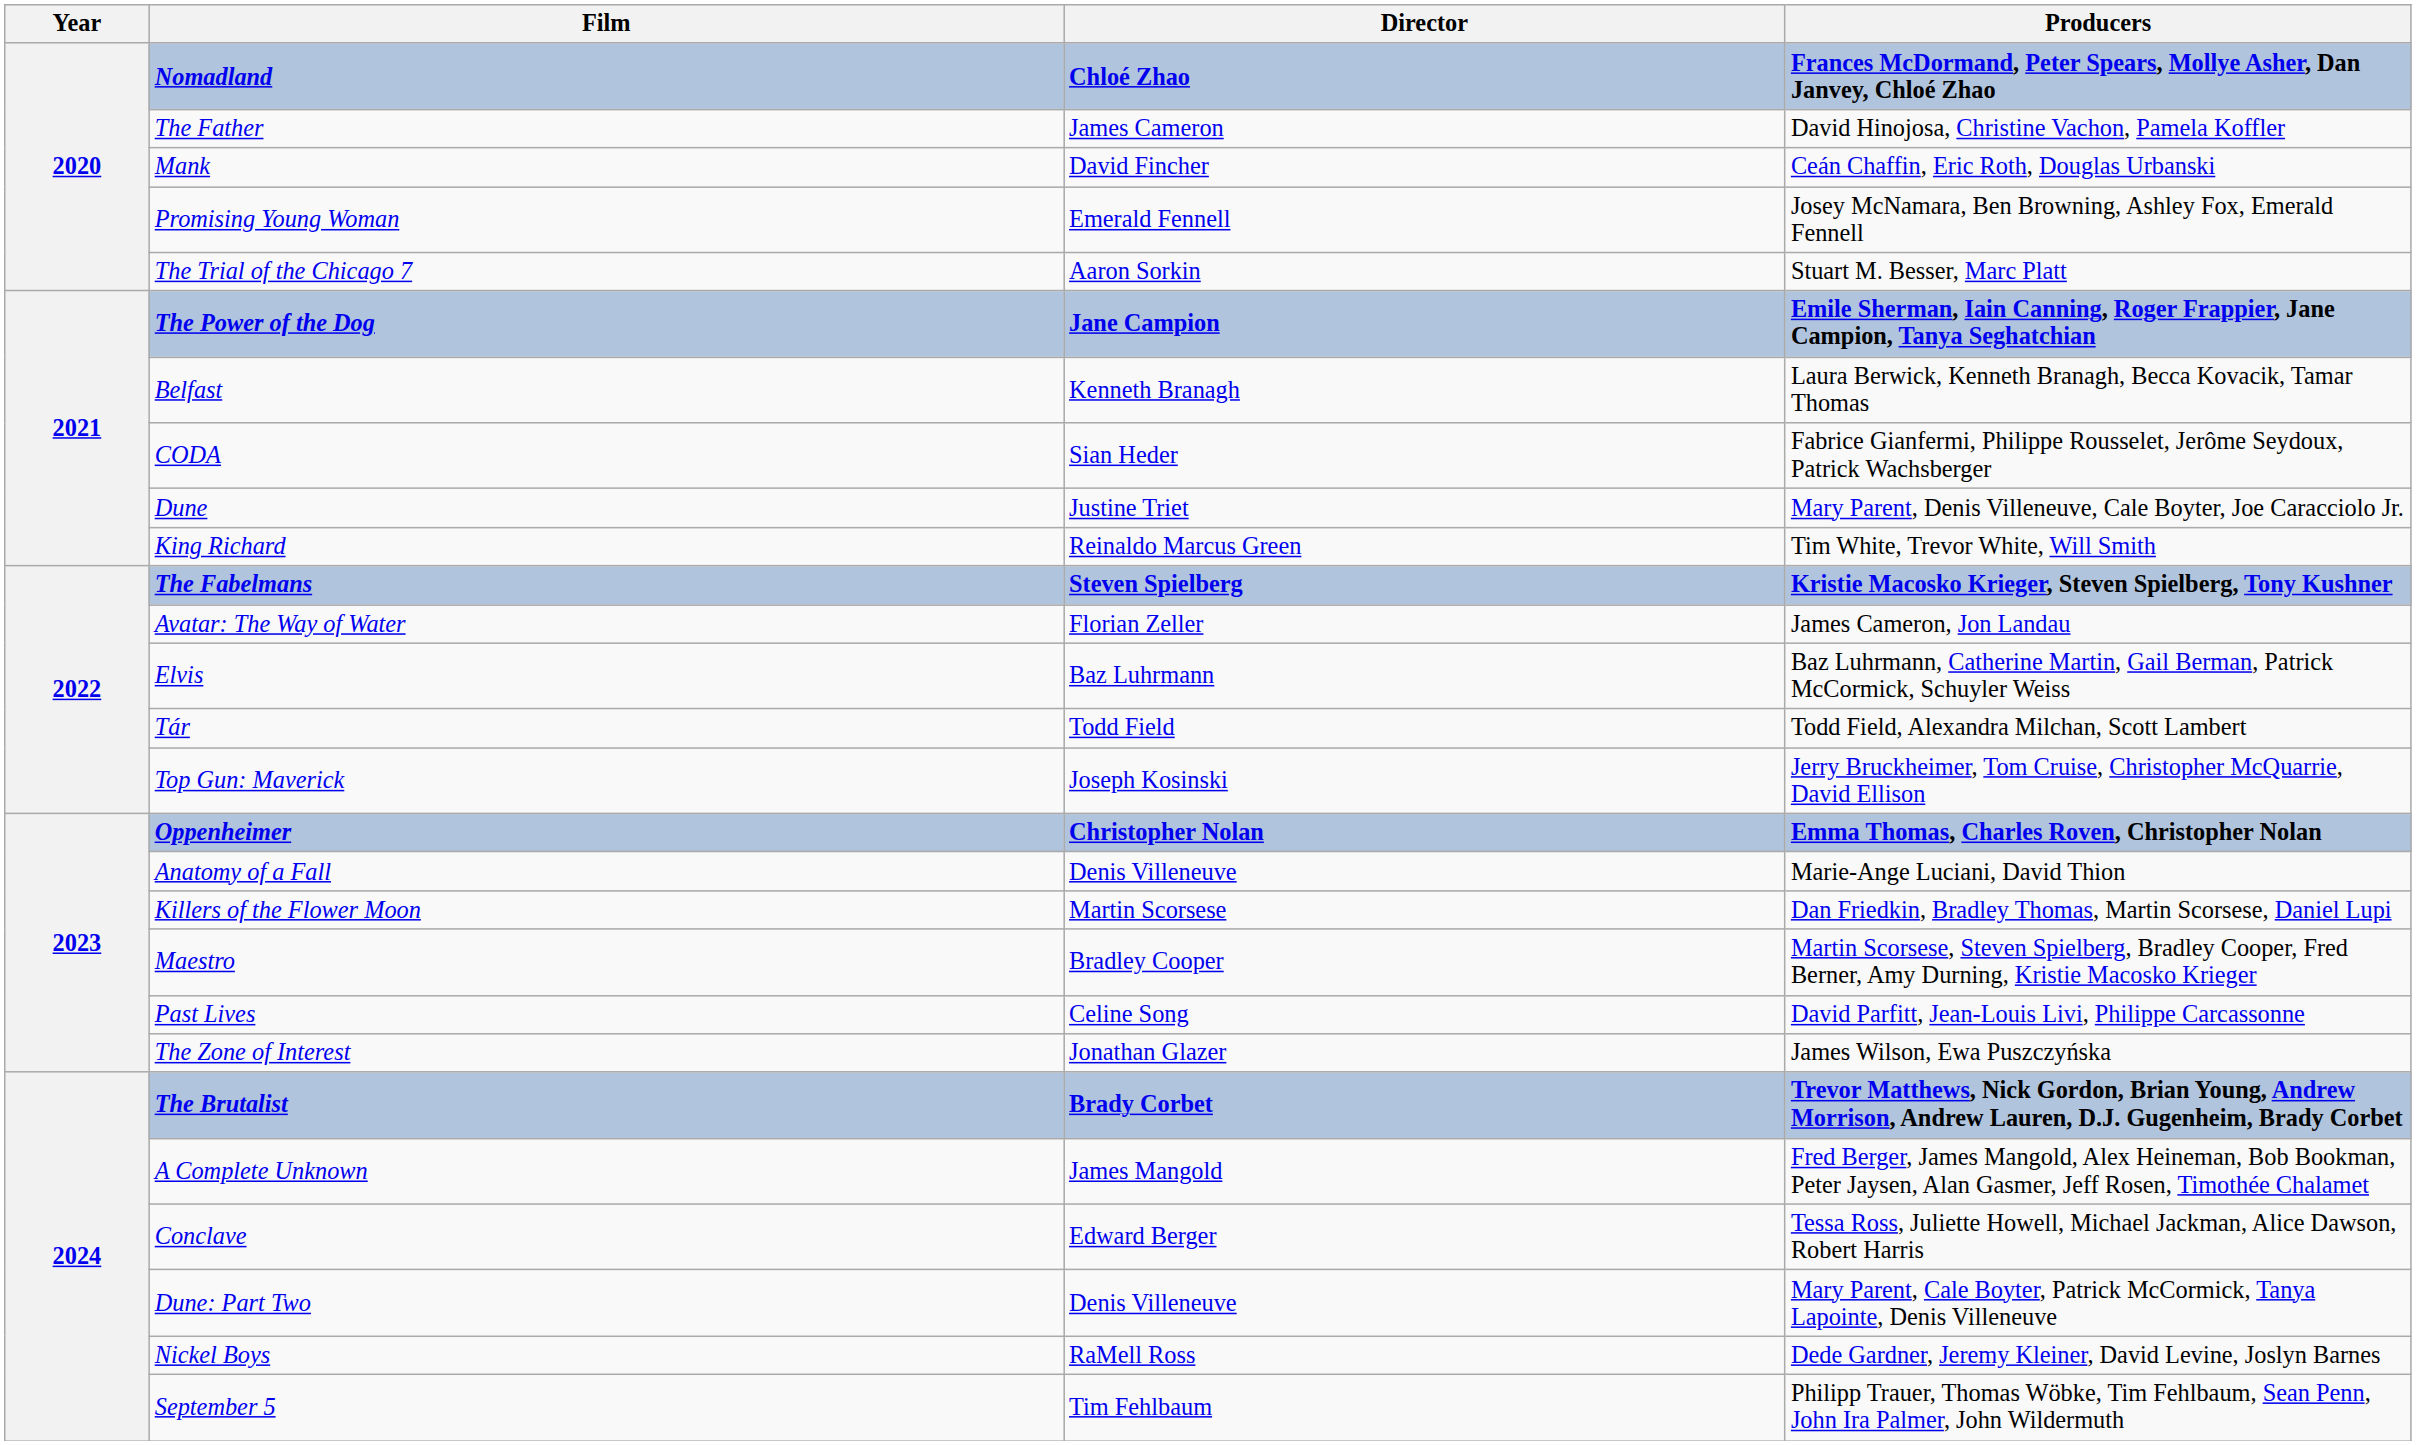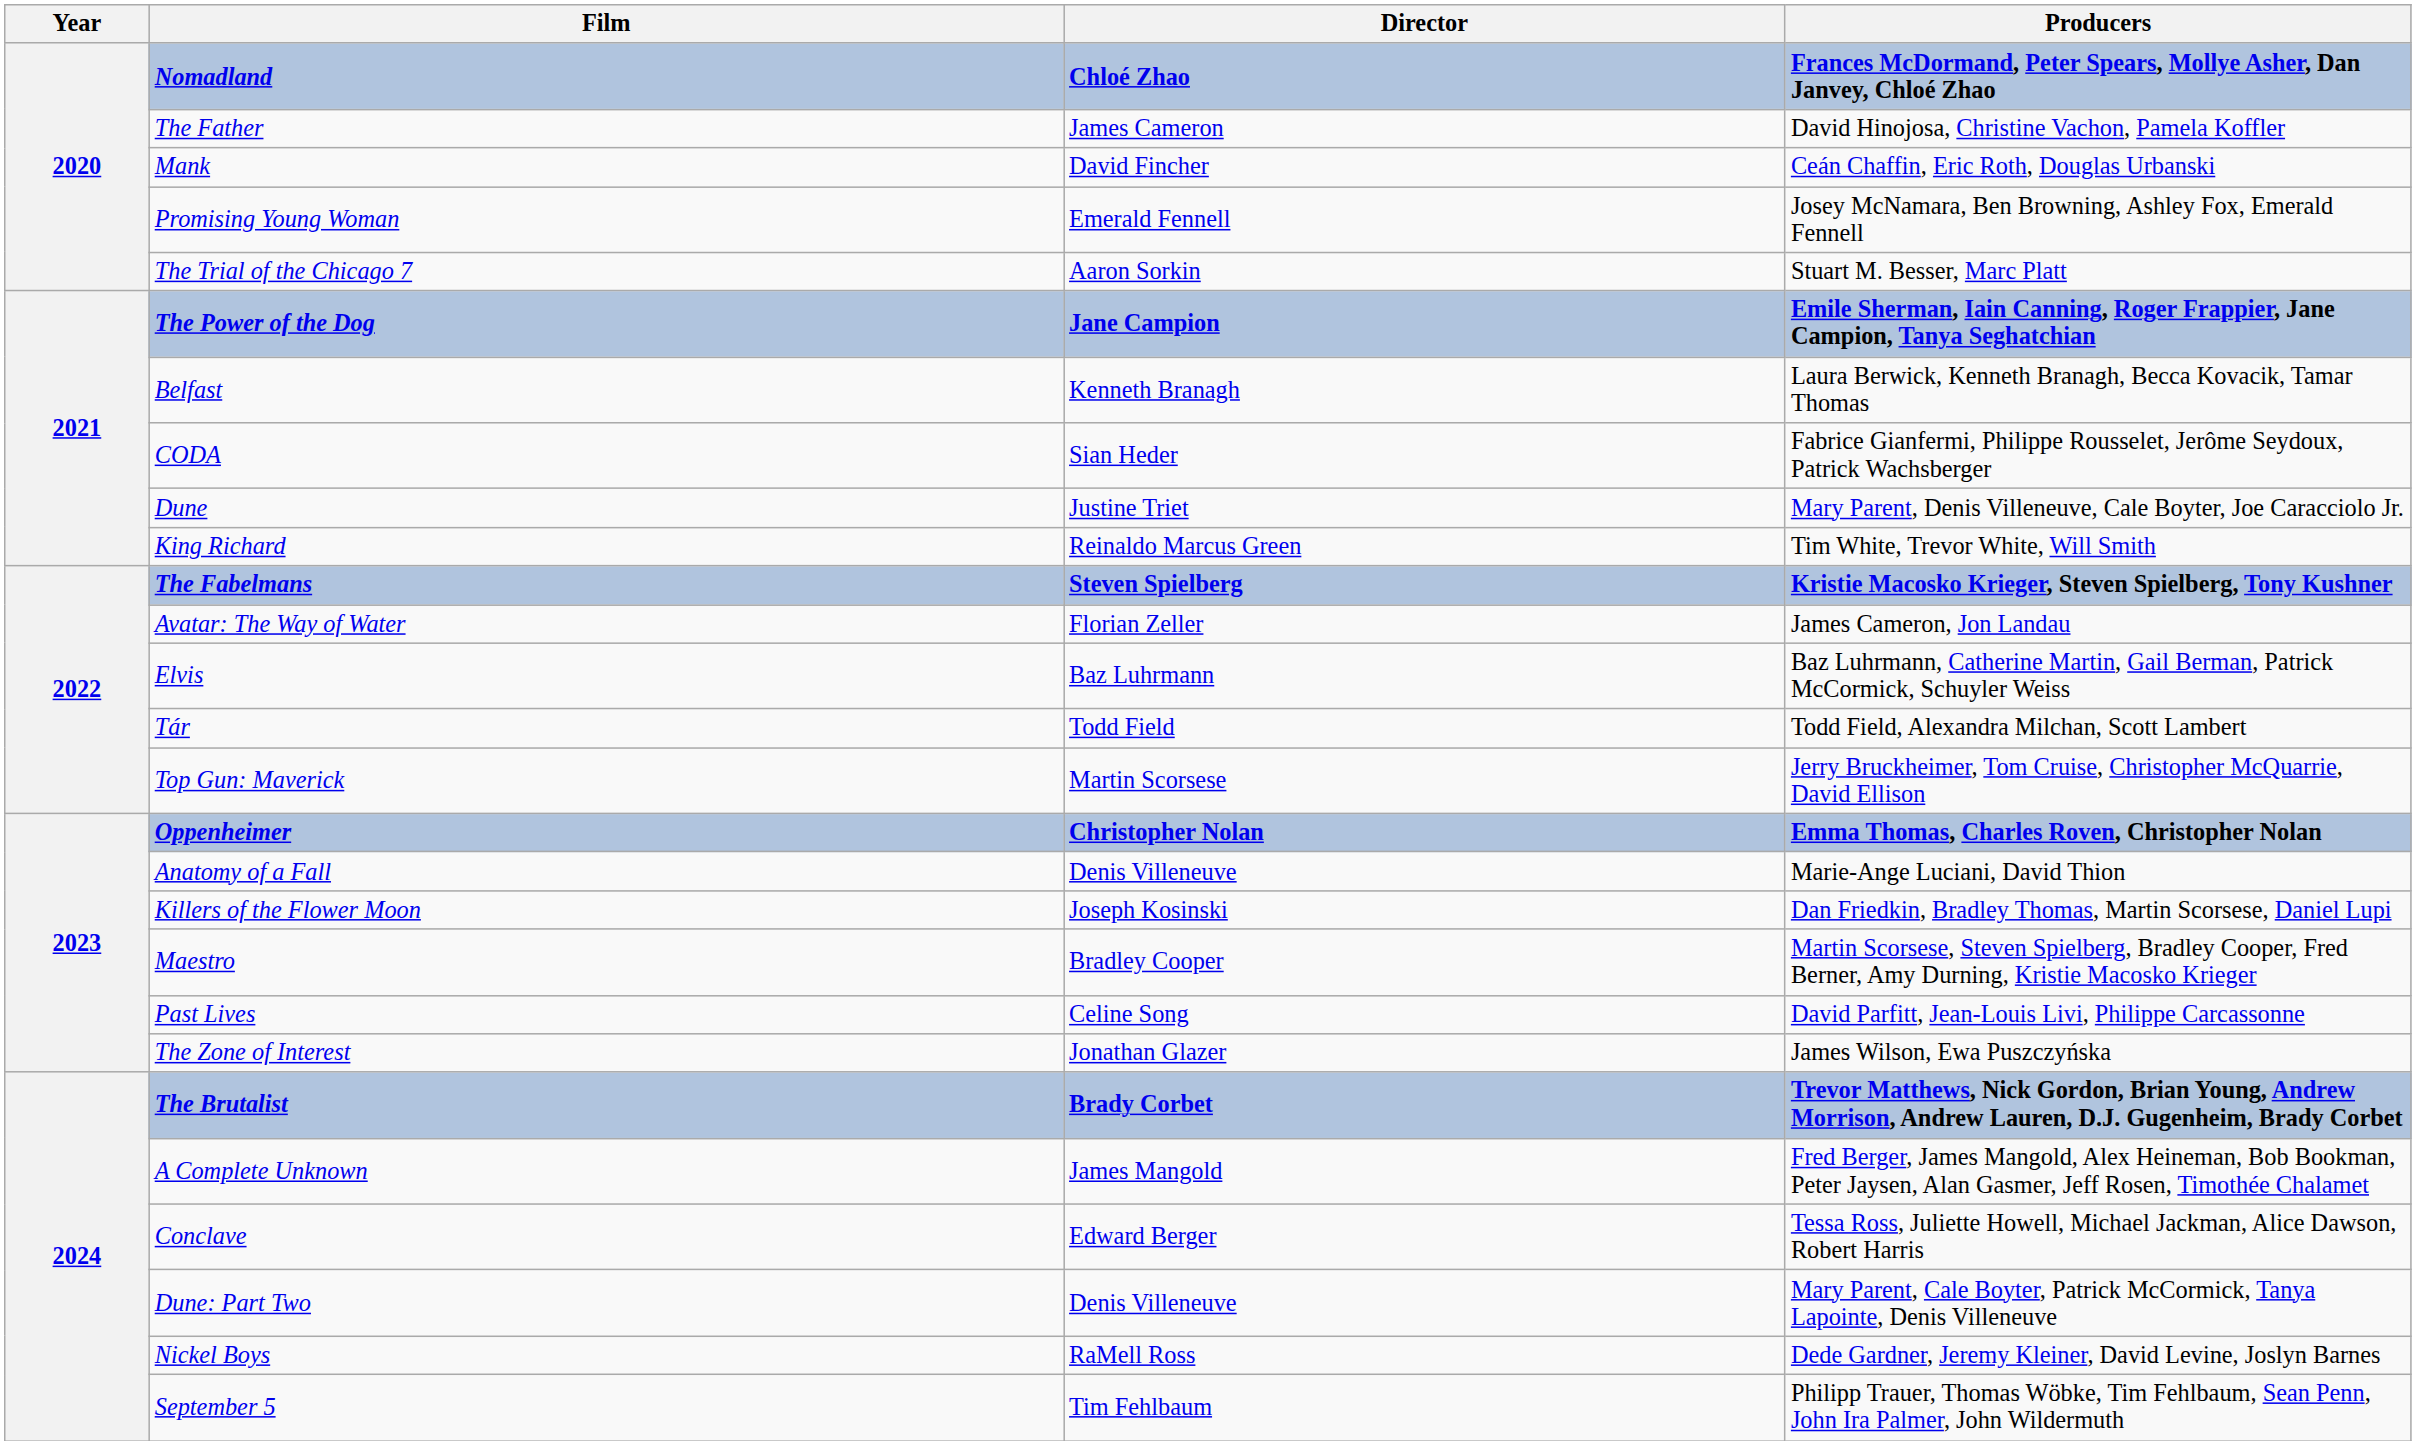(1148, 780) Joseph Kosinski -> (1148, 780) Martin Scorsese
(1148, 909) Martin Scorsese -> (1148, 909) Joseph Kosinski
